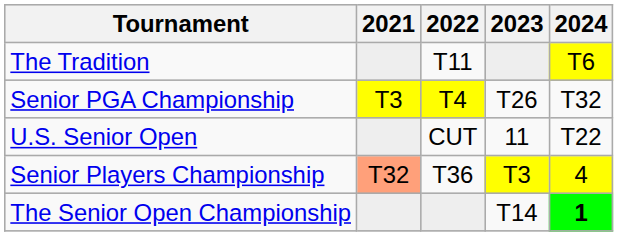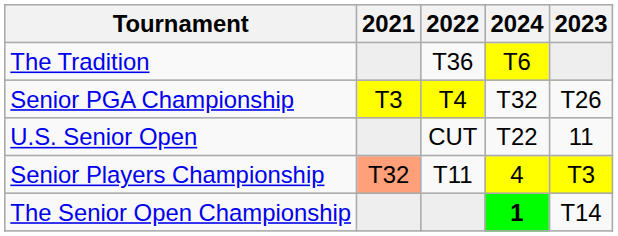columns swapped: (517, 24) <-> (581, 24)
(453, 62) T11 -> (453, 62) T36
(453, 175) T36 -> (453, 175) T11
